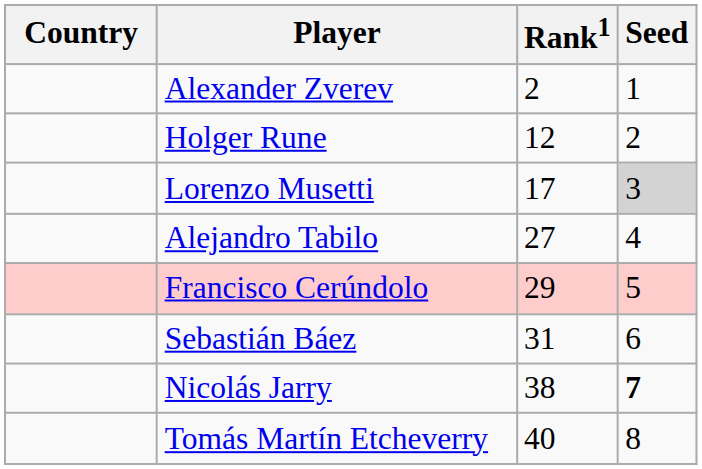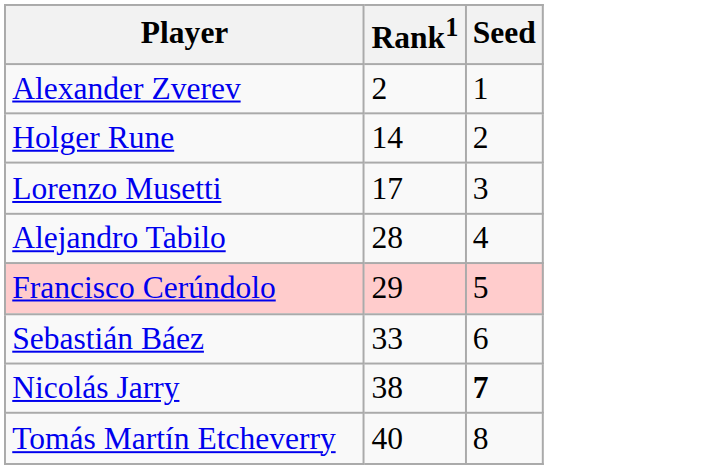- column: (81, 33)
(540, 137) 12 -> (387, 137) 14
(633, 187) lightgrey background -> (481, 187) no background
(540, 237) 27 -> (387, 237) 28
(540, 337) 31 -> (387, 337) 33
